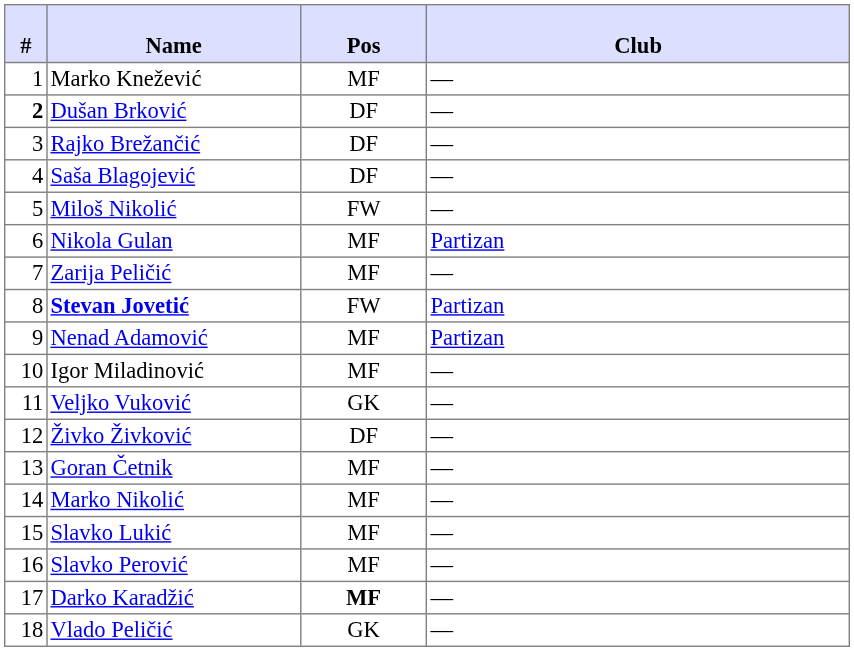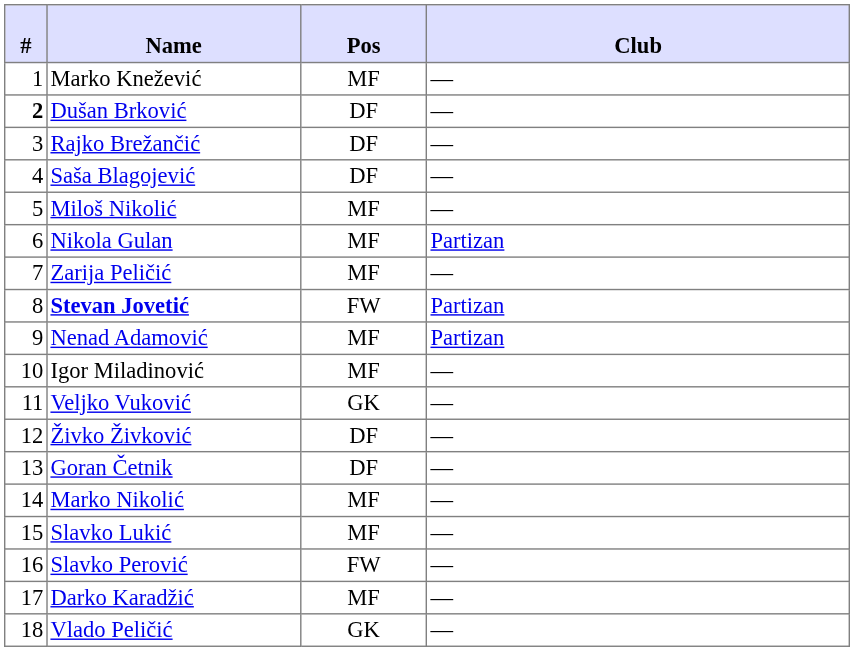(364, 208) FW -> (364, 208) MF
(364, 467) MF -> (364, 467) DF
(364, 564) MF -> (364, 564) FW
(364, 597) bold -> (364, 597) normal
